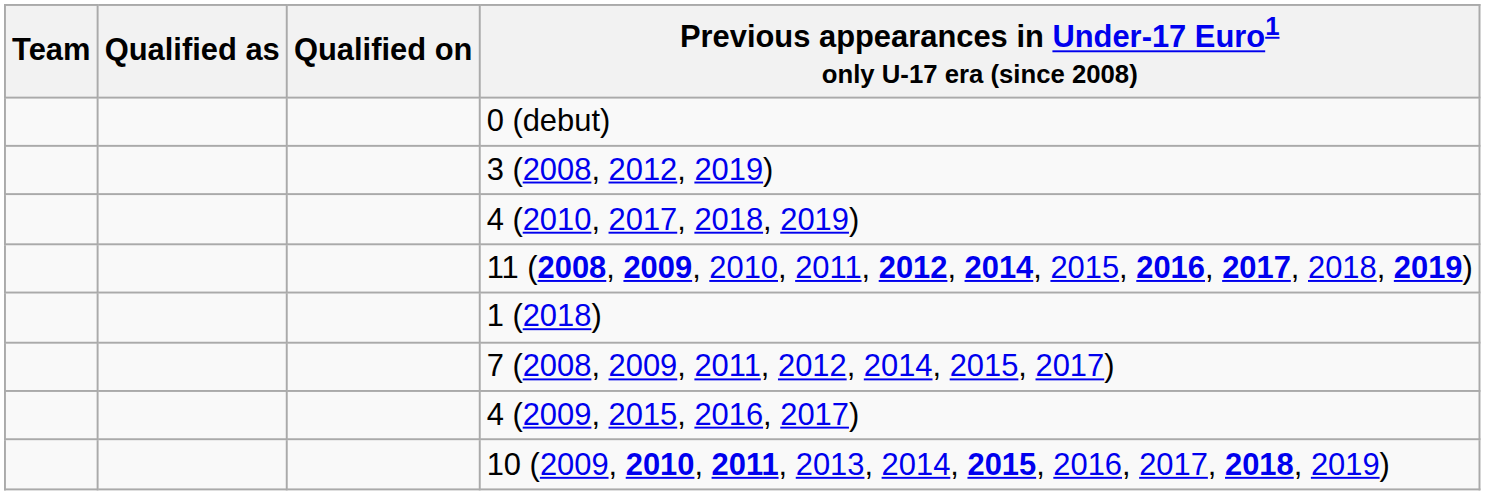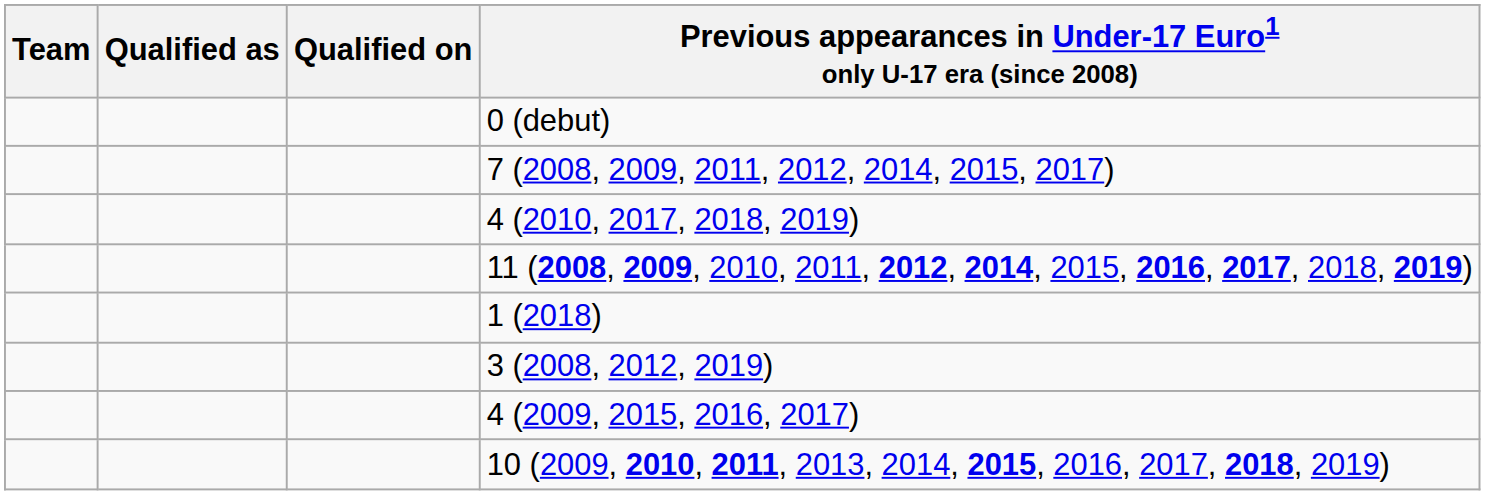rows swapped: (630, 170) <-> (801, 365)
